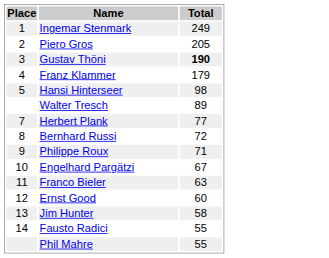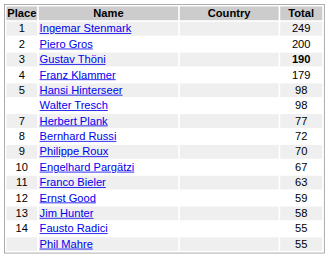+ column: (229, 13)
(201, 44) 205 -> (301, 44) 200
(201, 106) 89 -> (301, 106) 98
(201, 152) 71 -> (301, 152) 70
(201, 198) 60 -> (301, 198) 59
